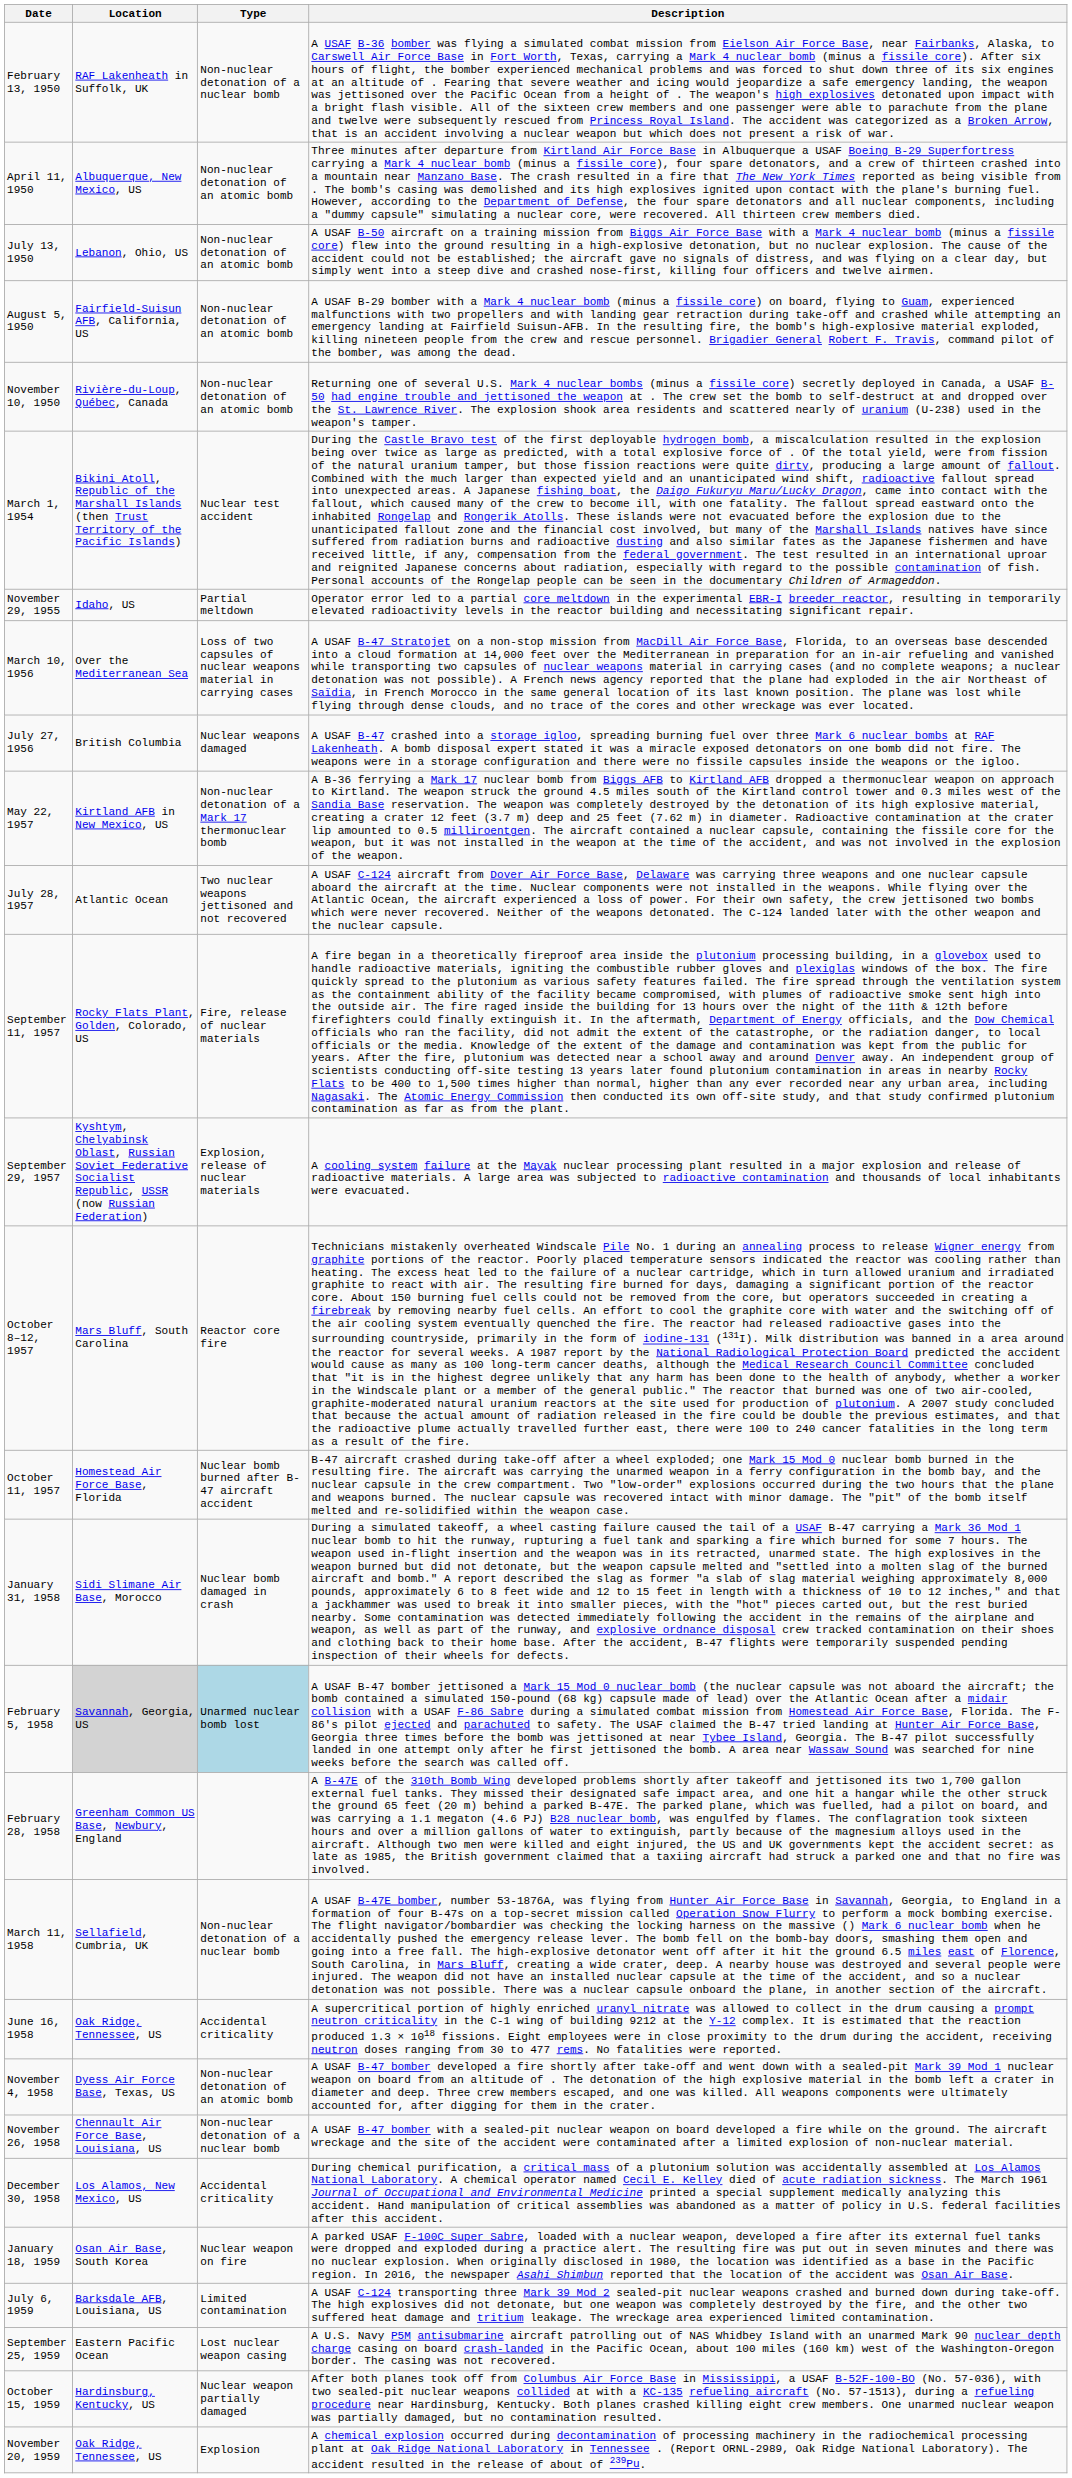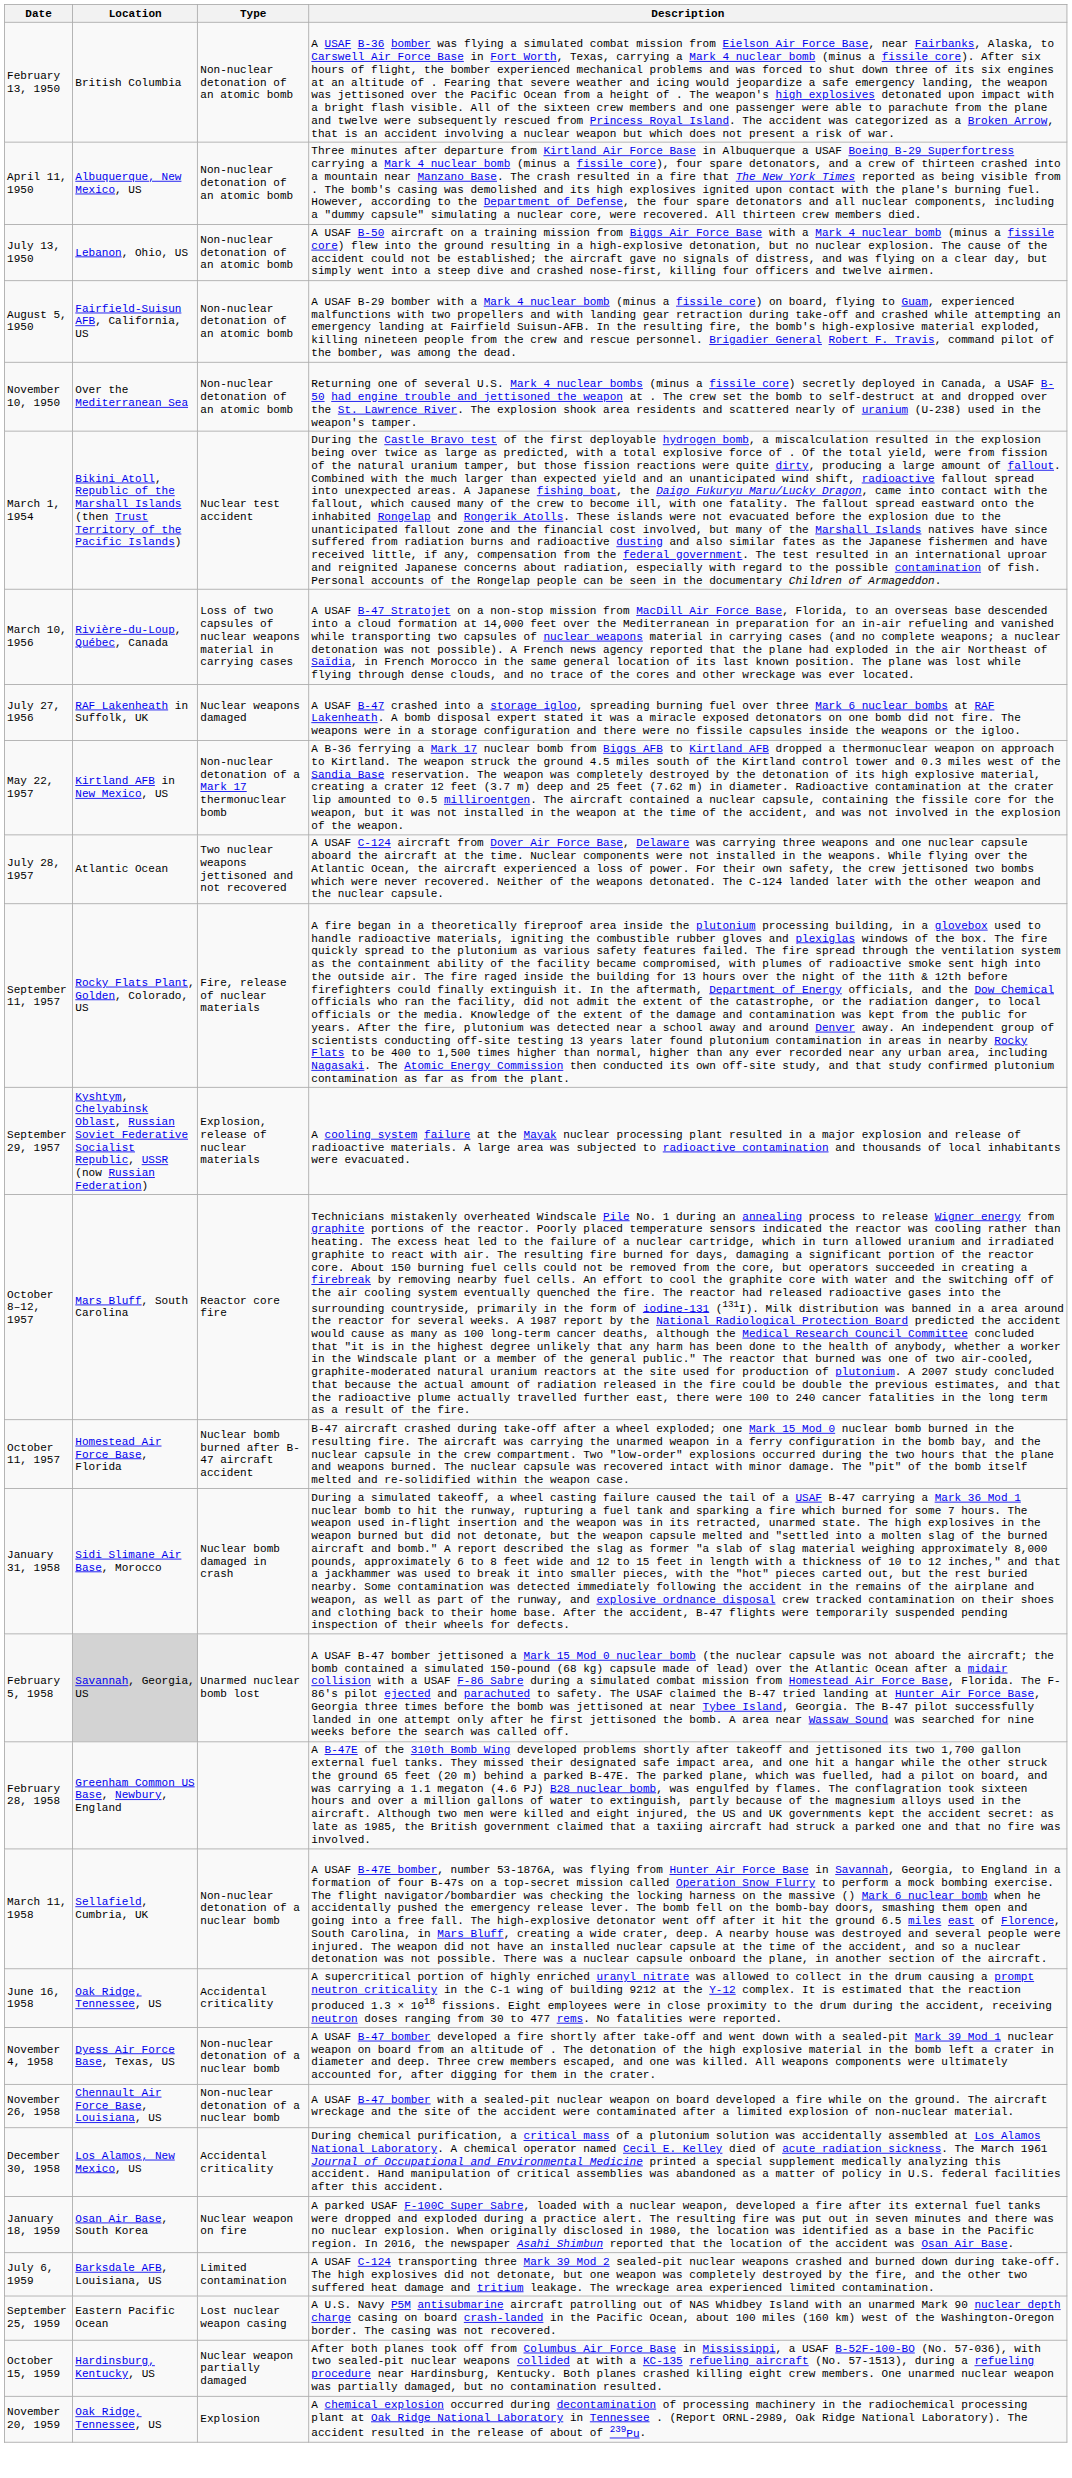(132, 82) RAF Lakenheath in Suffolk, UK -> (128, 82) British Columbia
(250, 82) Non-nuclear detonation of a nuclear bomb -> (247, 82) Non-nuclear detonation of an atomic bomb
(128, 397) Rivière-du-Loup, Québec, Canada -> (132, 397) Over the Mediterranean Sea
- row: (34, 605)
(132, 668) Over the Mediterranean Sea -> (128, 637) Rivière-du-Loup, Québec, Canada
(128, 743) British Columbia -> (132, 712) RAF Lakenheath in Suffolk, UK
(250, 1719) lightblue background -> (250, 1688) no background
(247, 2087) Non-nuclear detonation of an atomic bomb -> (250, 2056) Non-nuclear detonation of a nuclear bomb
